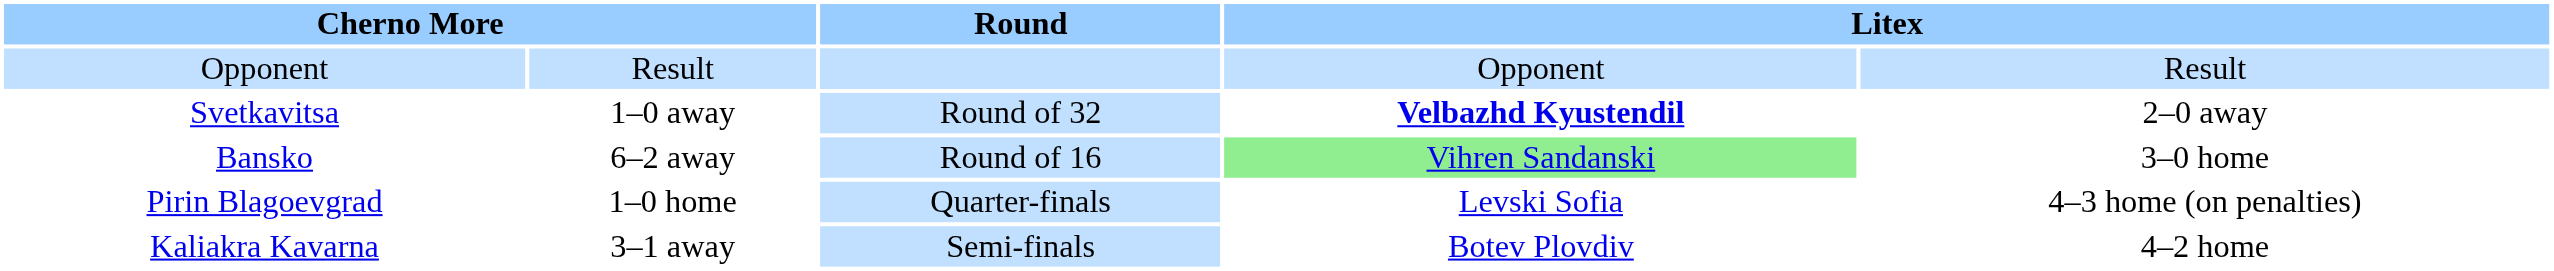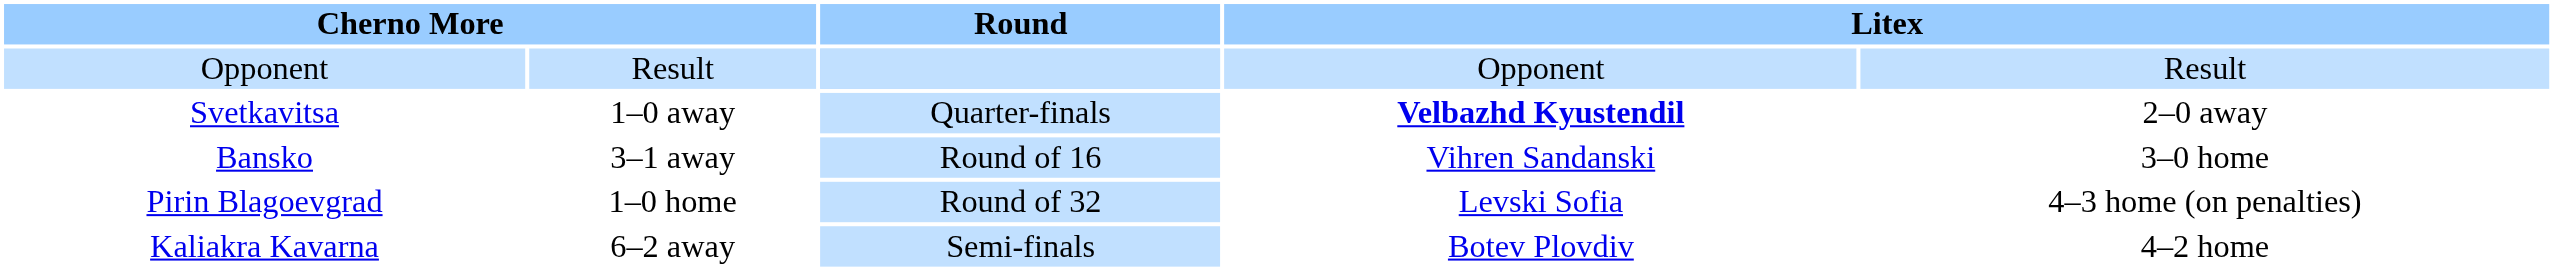(1021, 112) Round of 32 -> (1021, 112) Quarter-finals
(673, 157) 6–2 away -> (673, 157) 3–1 away
(1541, 157) lightgreen background -> (1541, 157) no background
(1021, 201) Quarter-finals -> (1021, 201) Round of 32
(673, 245) 3–1 away -> (673, 245) 6–2 away
